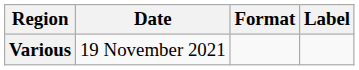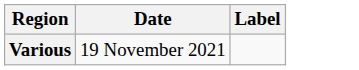- column: (265, 19)
